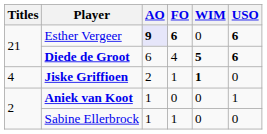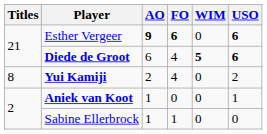(148, 35) lavender background -> (148, 35) no background
+ row: (76, 77)
- row: (86, 77)
